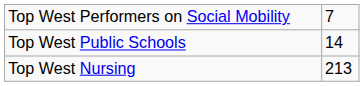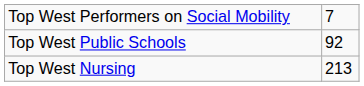(334, 42) 14 -> (334, 42) 92
